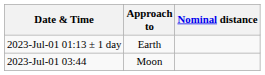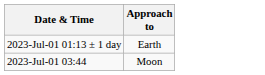- column: (217, 20)
